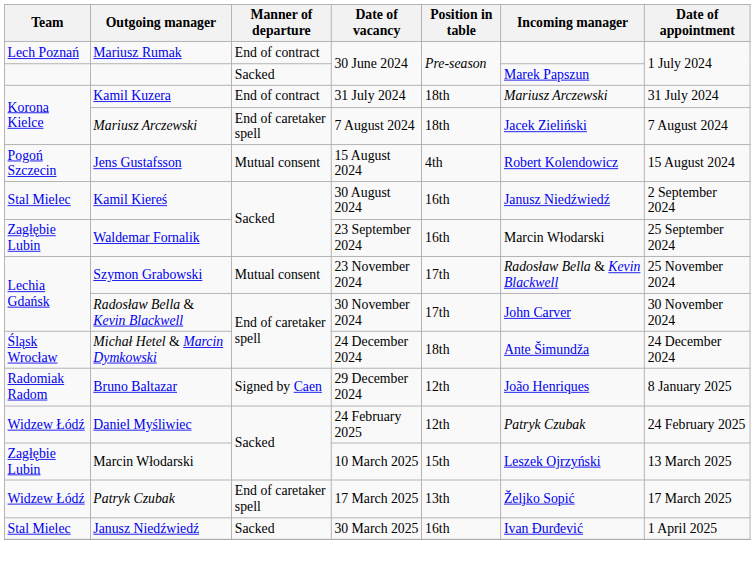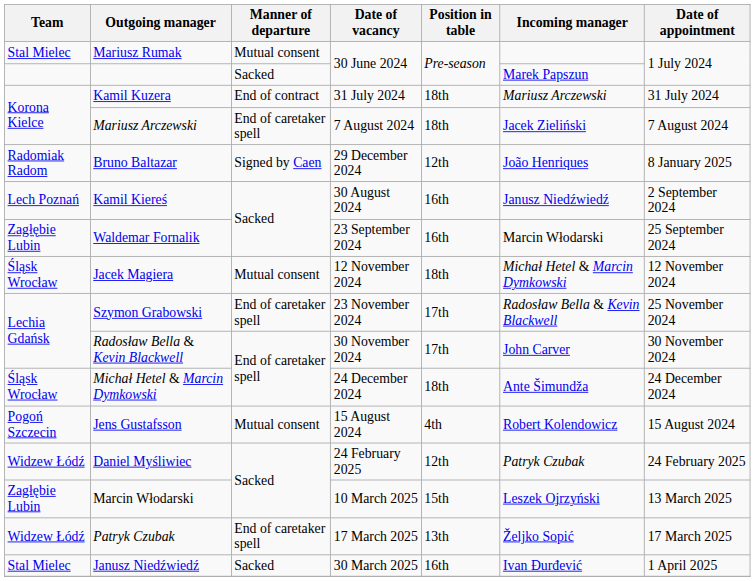(43, 52) Lech Poznań -> (39, 52) Stal Mielec
(277, 52) End of contract -> (277, 52) Mutual consent
rows swapped: (138, 163) <-> (135, 387)
(39, 200) Stal Mielec -> (43, 200) Lech Poznań
+ row: (133, 275)
(277, 275) Mutual consent -> (280, 312) End of caretaker spell
